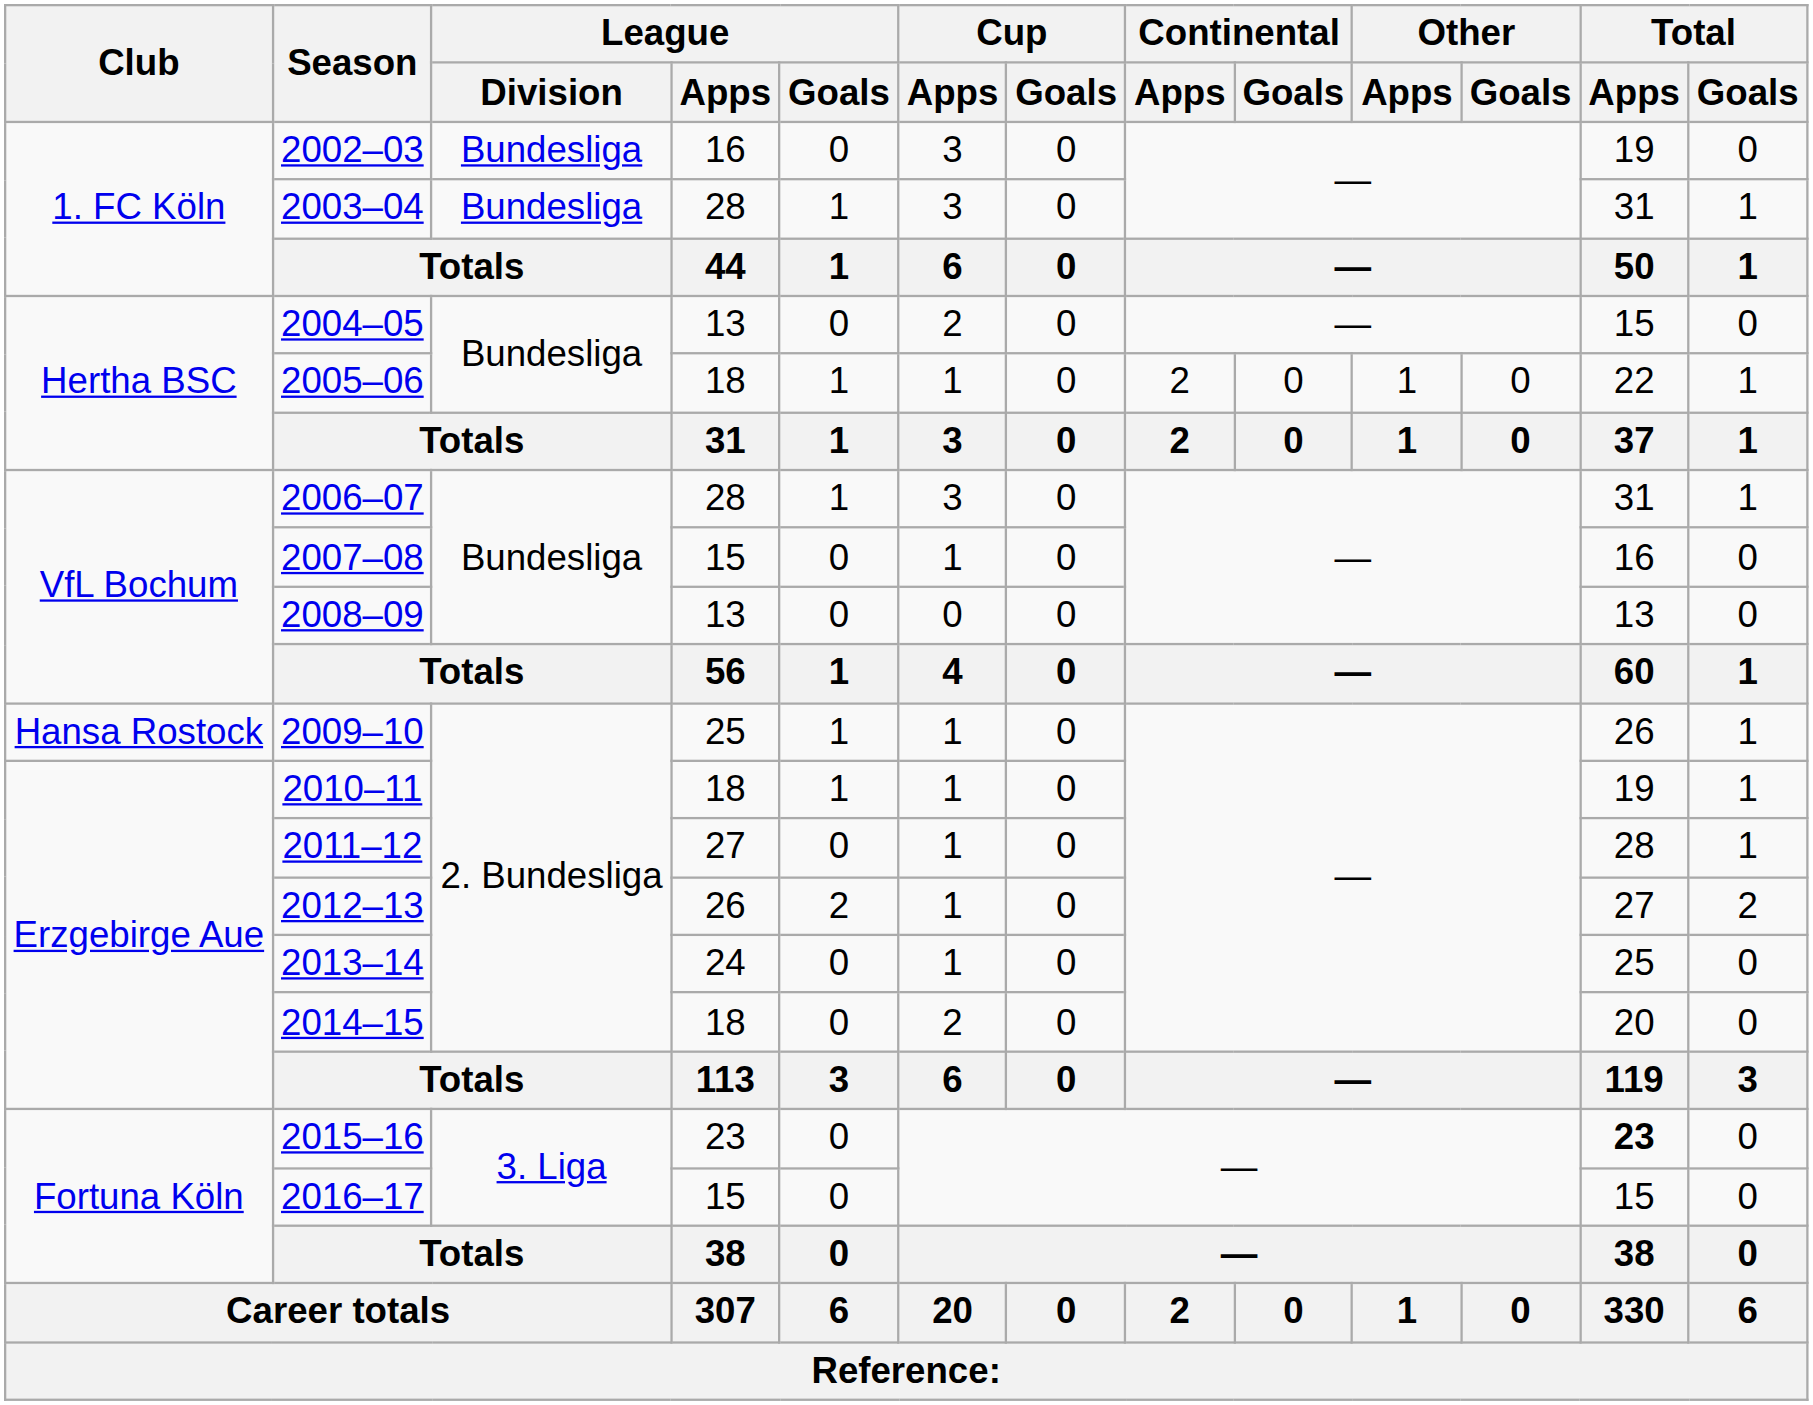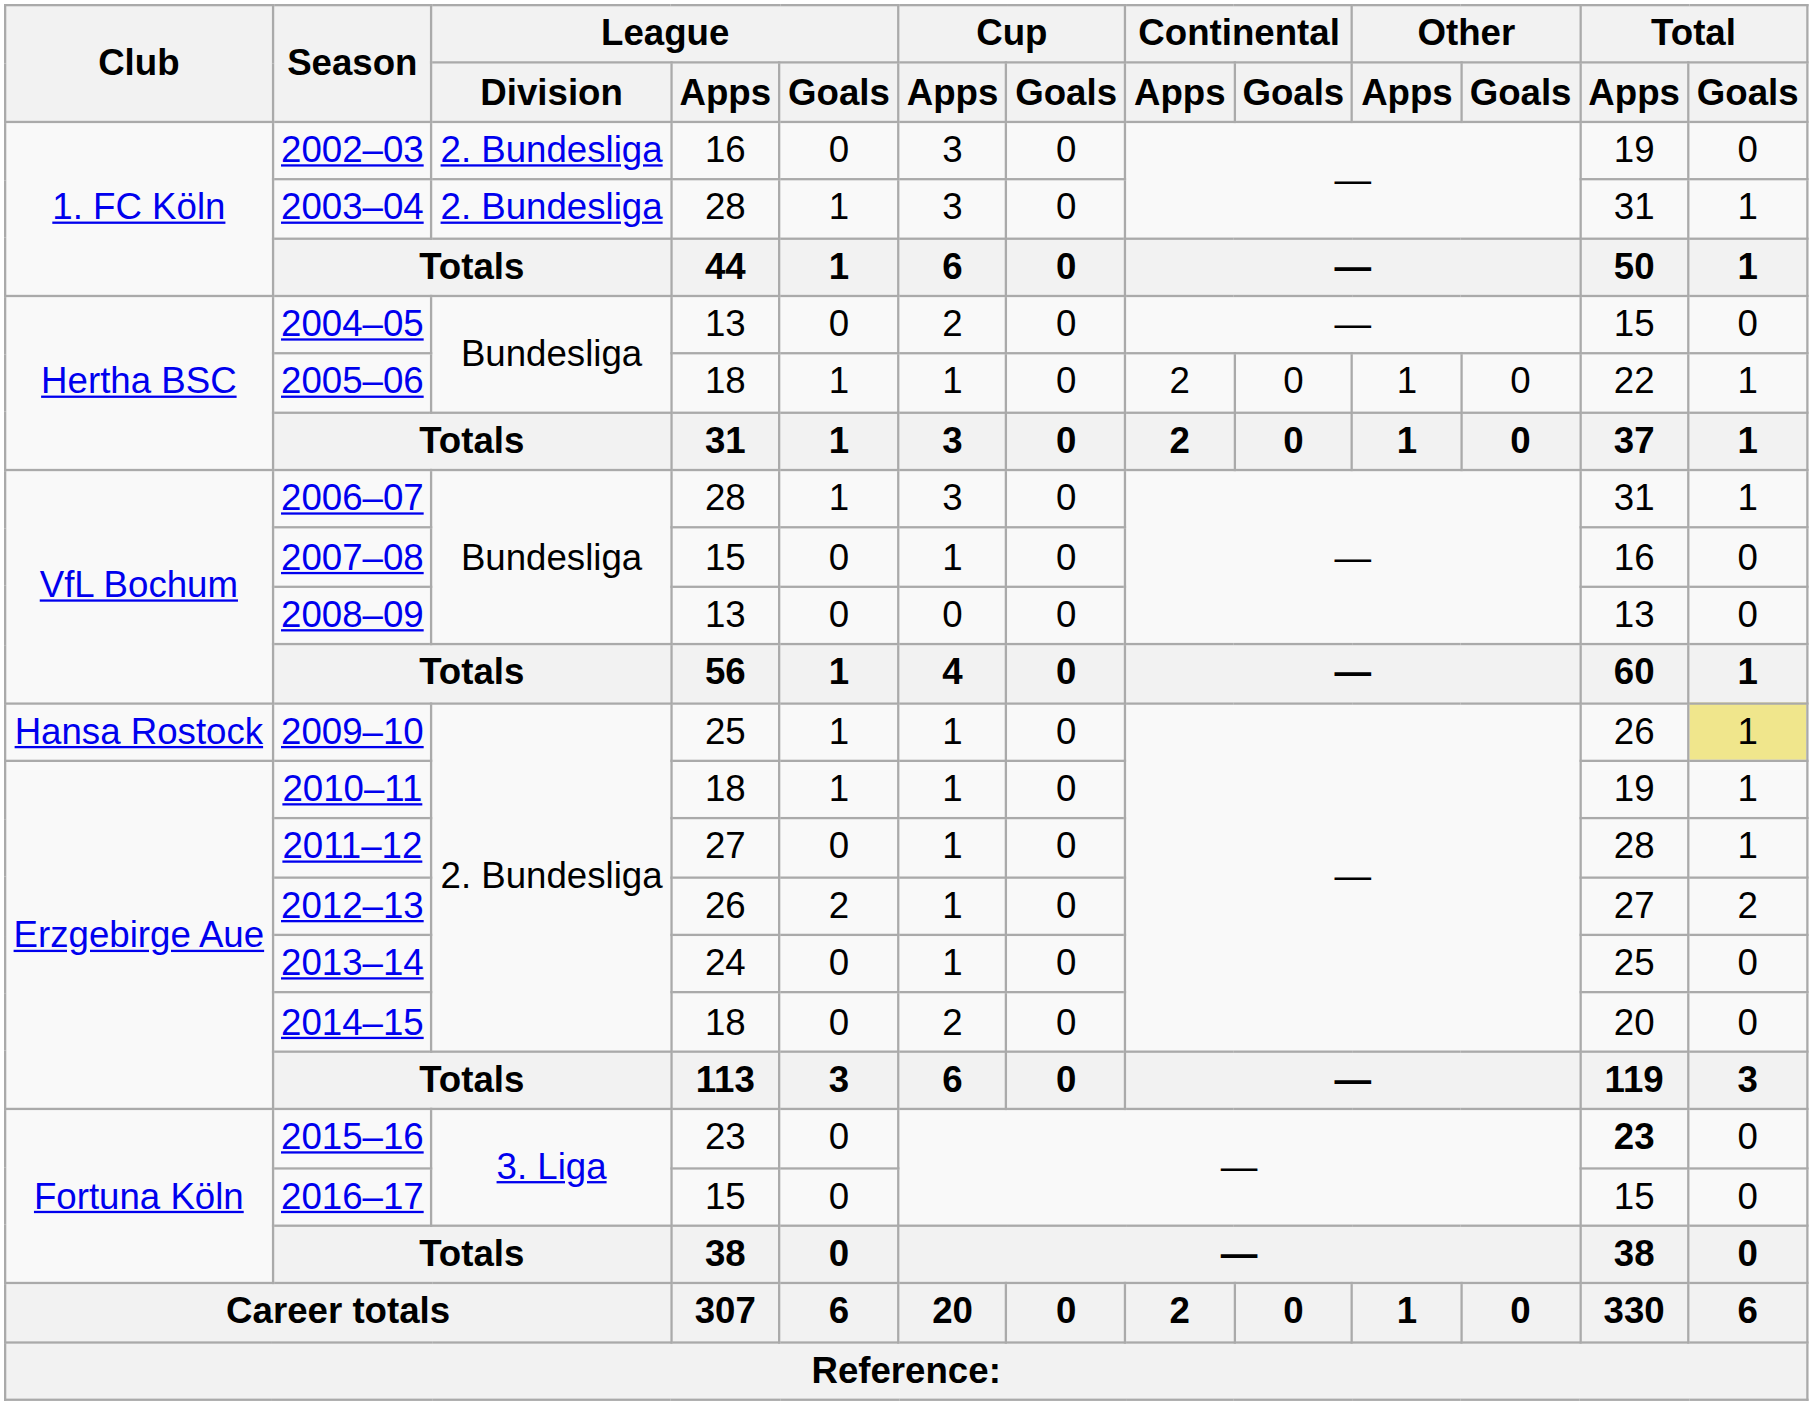(552, 149) Bundesliga -> (552, 149) 2. Bundesliga
(552, 207) Bundesliga -> (552, 207) 2. Bundesliga
(1748, 730) no background -> (1748, 730) khaki background
